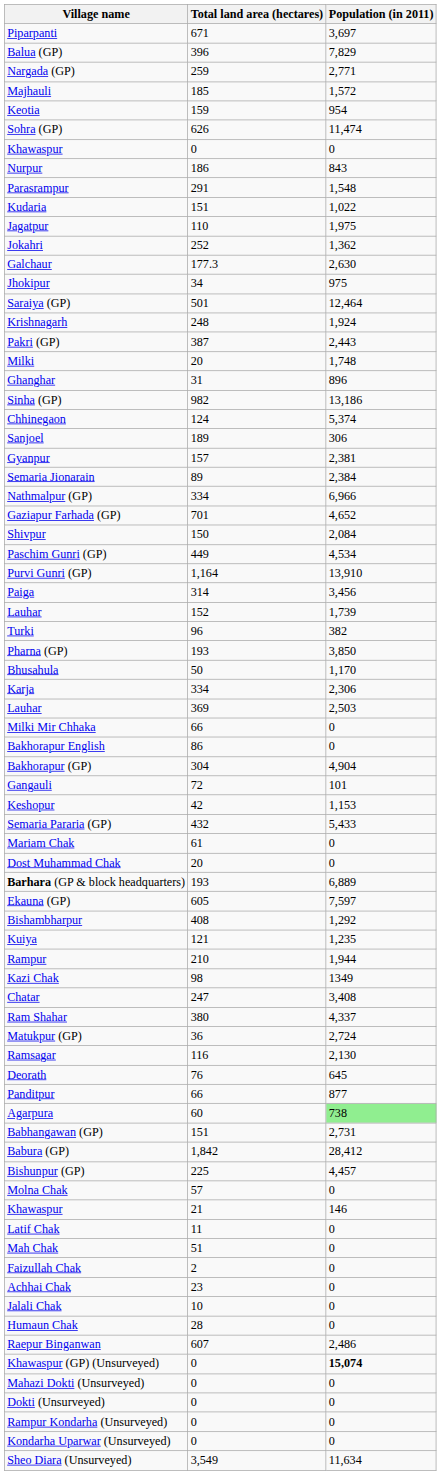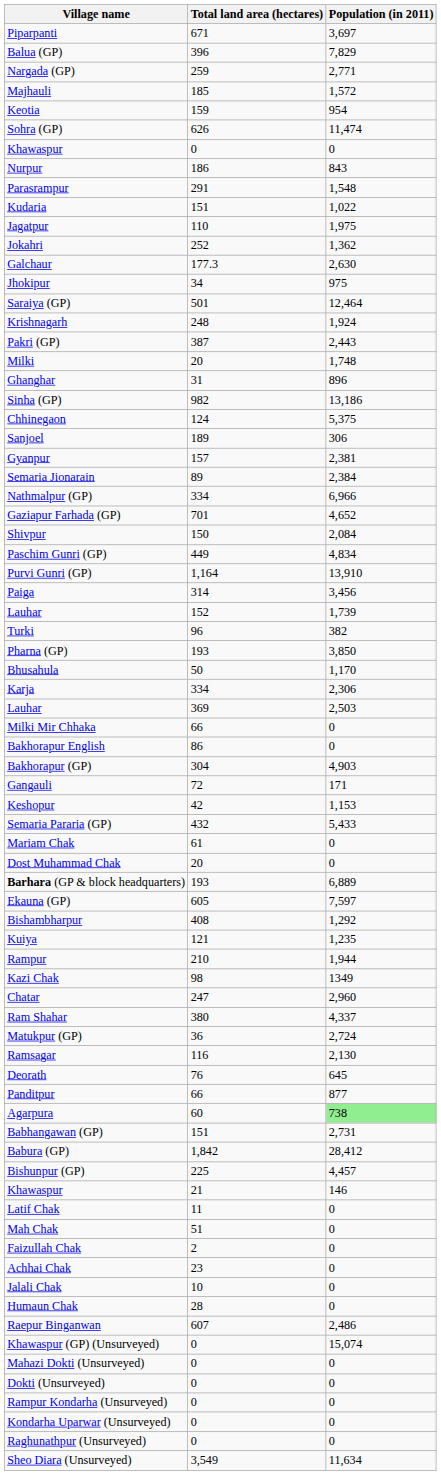(342, 419) 5,374 -> (342, 419) 5,375
(342, 554) 4,534 -> (342, 554) 4,834
(342, 766) 4,904 -> (342, 766) 4,903
(338, 785) 101 -> (338, 785) 171
(342, 997) 3,408 -> (342, 997) 2,960
- row: (37, 1190)
(345, 1364) bold -> (345, 1344) normal
+ row: (77, 1441)
